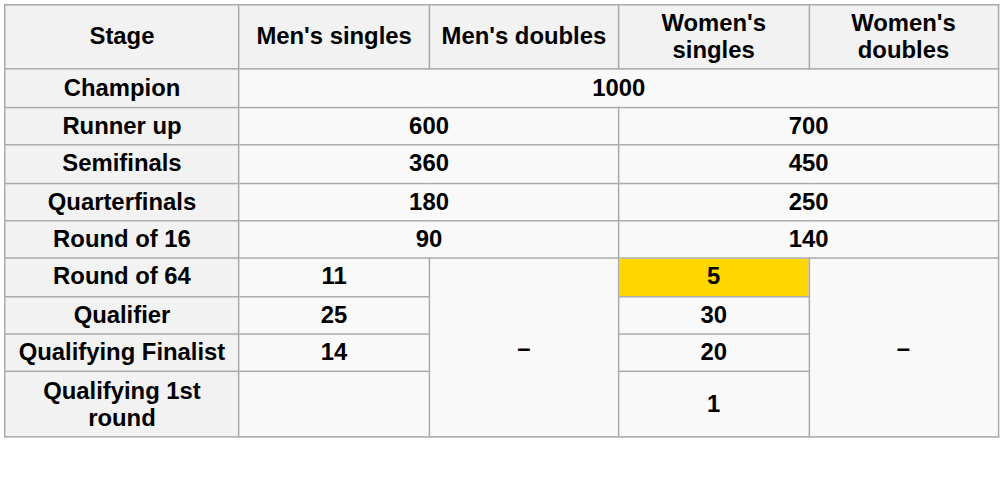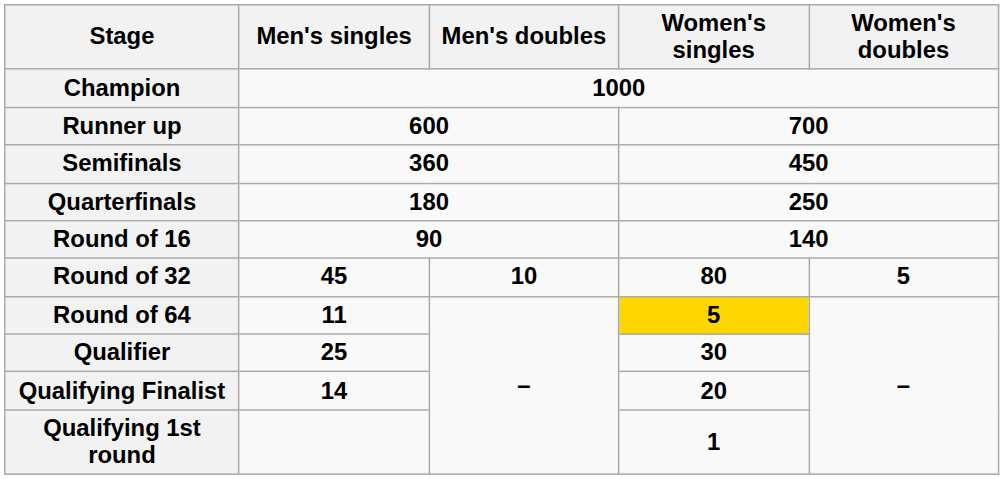+ row: (122, 277)
